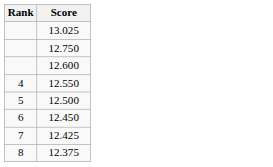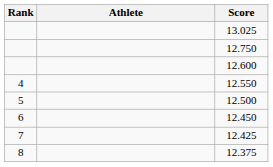+ column: (126, 13)
